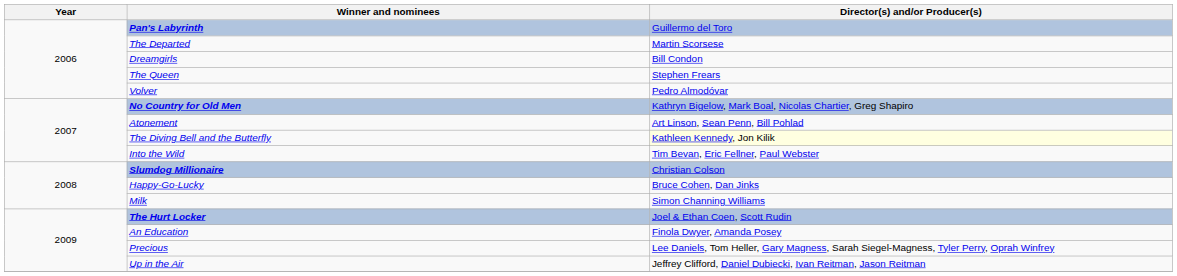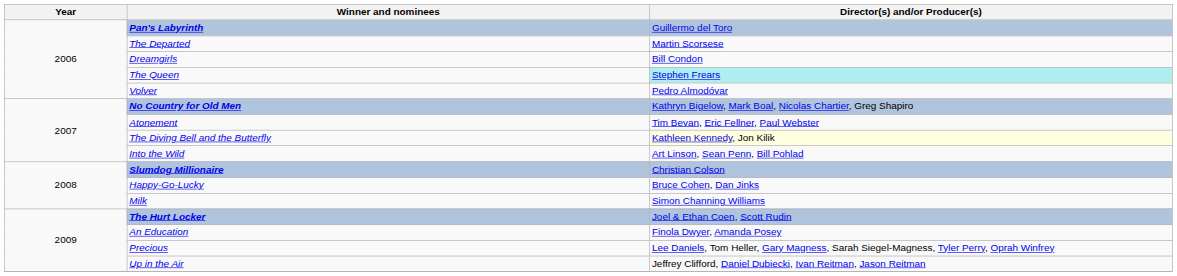(686, 75) no background -> (686, 75) paleturquoise background
(728, 122) Art Linson, Sean Penn, Bill Pohlad -> (735, 122) Tim Bevan, Eric Fellner, Paul Webster
(735, 153) Tim Bevan, Eric Fellner, Paul Webster -> (728, 153) Art Linson, Sean Penn, Bill Pohlad
